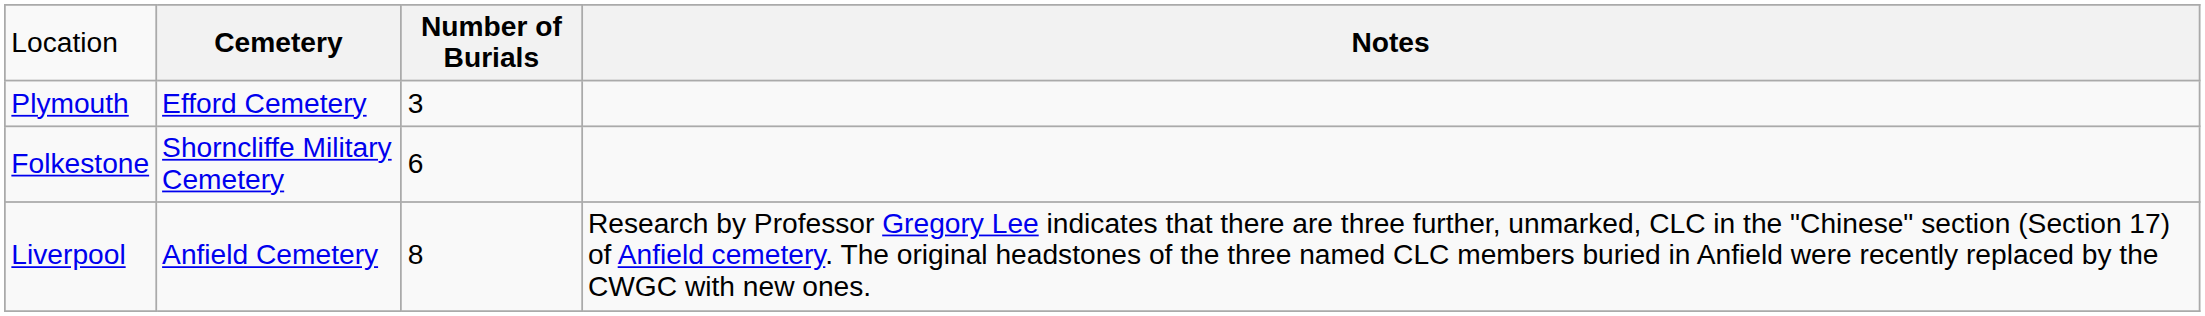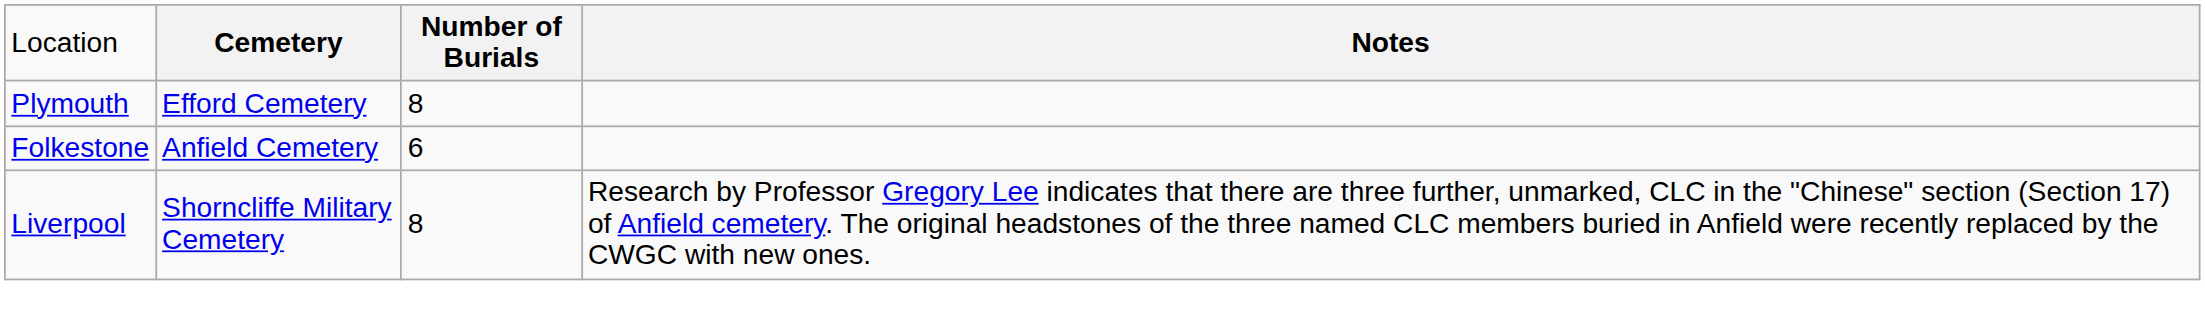(416, 103) 3 -> (416, 103) 8
(277, 163) Shorncliffe Military Cemetery -> (270, 147) Anfield Cemetery
(270, 255) Anfield Cemetery -> (277, 224) Shorncliffe Military Cemetery
